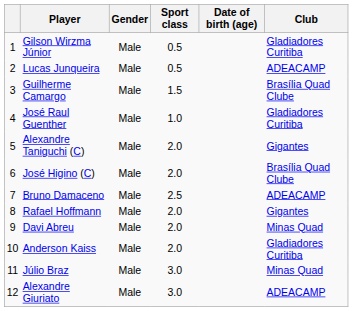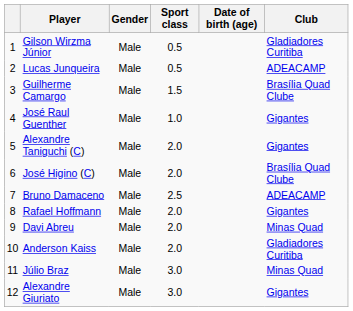(295, 118) Gladiadores Curitiba -> (288, 118) Gigantes
(296, 292) ADEACAMP -> (288, 292) Gigantes
